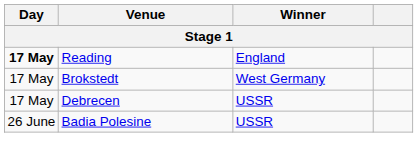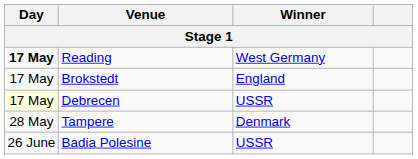(260, 57) England -> (280, 57) West Germany
(280, 79) West Germany -> (260, 79) England
(31, 100) no background -> (31, 100) lightyellow background
+ row: (88, 121)
